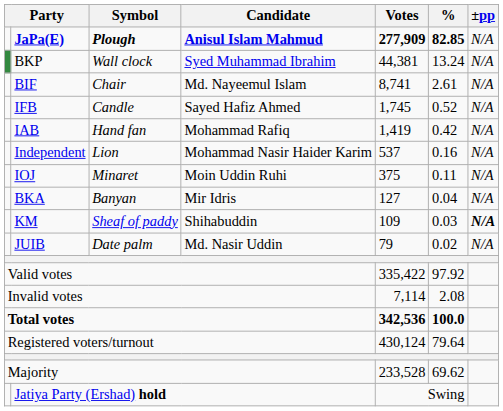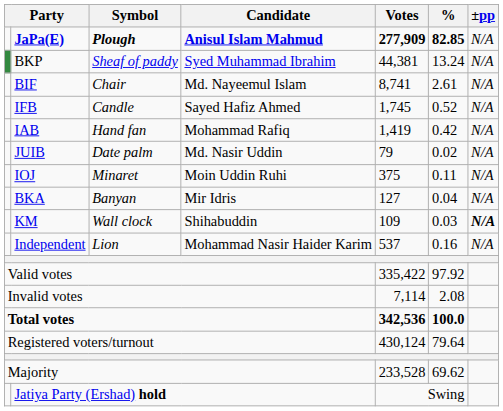(122, 61) Wall clock -> (135, 61) Sheaf of paddy
rows swapped: (50, 152) <-> (30, 244)
(135, 221) Sheaf of paddy -> (122, 221) Wall clock
